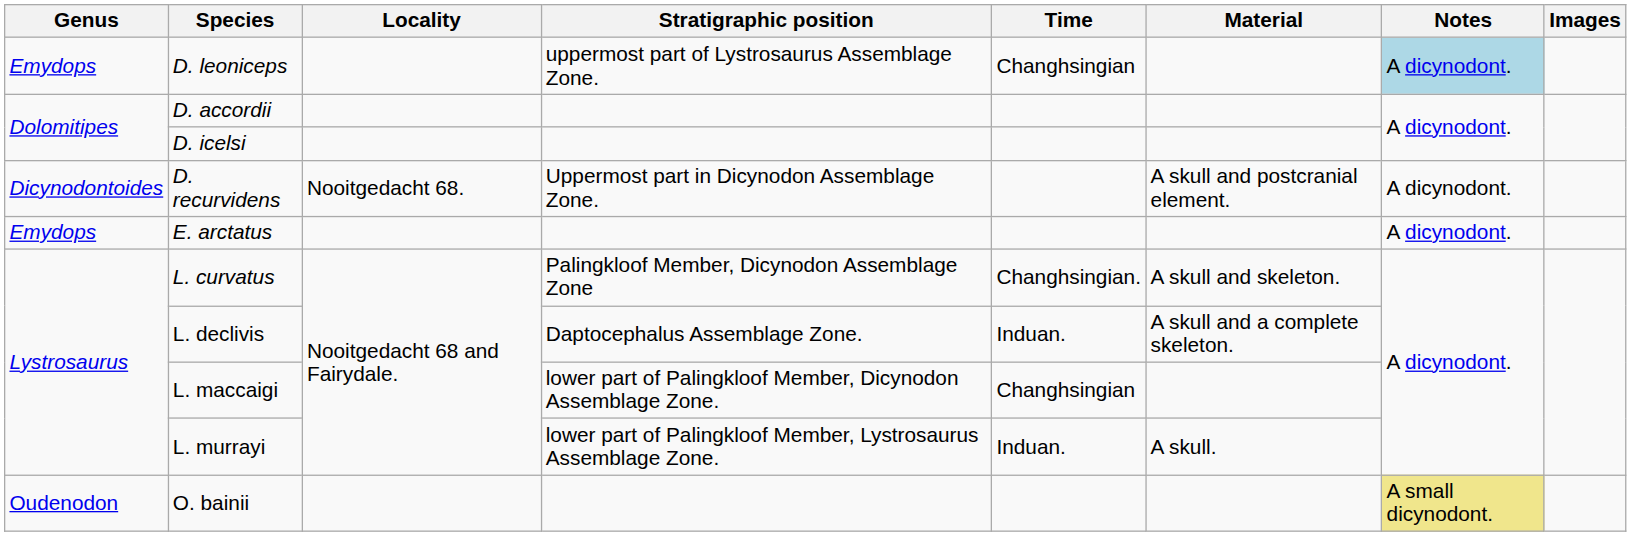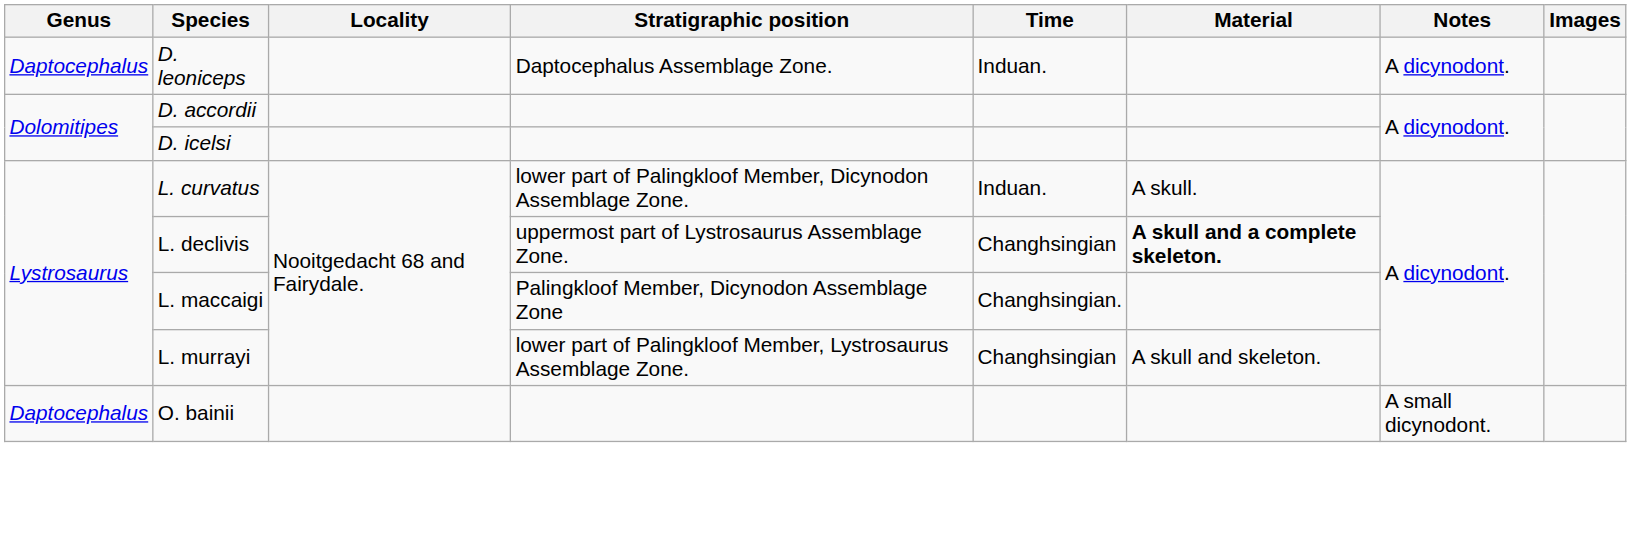(53, 65) Emydops -> (79, 65) Daptocephalus
(749, 65) uppermost part of Lystrosaurus Assemblage Zone. -> (674, 65) Daptocephalus Assemblage Zone.
(1066, 65) Changhsingian -> (1012, 65) Induan.
(1449, 65) lightblue background -> (1447, 65) no background
- row: (227, 188)
- row: (223, 232)
(752, 277) Palingkloof Member, Dicynodon Assemblage Zone -> (722, 188) lower part of Palingkloof Member, Dicynodon Assemblage Zone.
(1069, 277) Changhsingian. -> (1012, 188) Induan.
(1245, 277) A skull and skeleton. -> (1165, 188) A skull.
(704, 333) Daptocephalus Assemblage Zone. -> (719, 244) uppermost part of Lystrosaurus Assemblage Zone.
(1031, 333) Induan. -> (1047, 244) Changhsingian
(1255, 333) normal -> (1244, 244) bold
(752, 390) lower part of Palingkloof Member, Dicynodon Assemblage Zone. -> (721, 300) Palingkloof Member, Dicynodon Assemblage Zone
(1066, 390) Changhsingian -> (1050, 300) Changhsingian.
(1031, 446) Induan. -> (1047, 357) Changhsingian
(1184, 446) A skull. -> (1227, 357) A skull and skeleton.
(64, 502) Oudenodon -> (79, 413) Daptocephalus
(1440, 502) khaki background -> (1438, 413) no background
